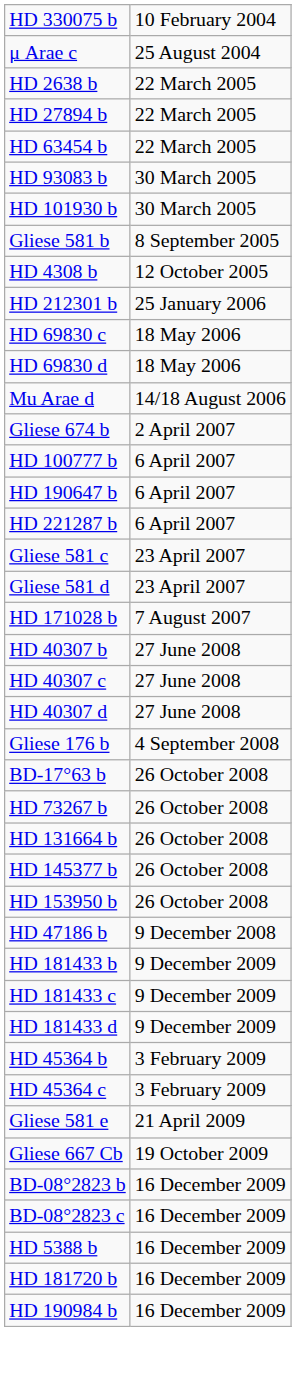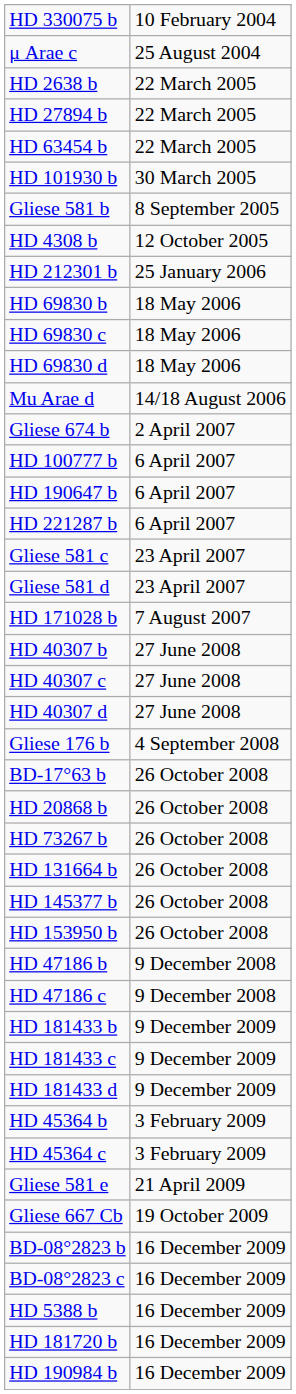- row: (58, 177)
+ row: (58, 303)
+ row: (58, 806)
+ row: (58, 995)
